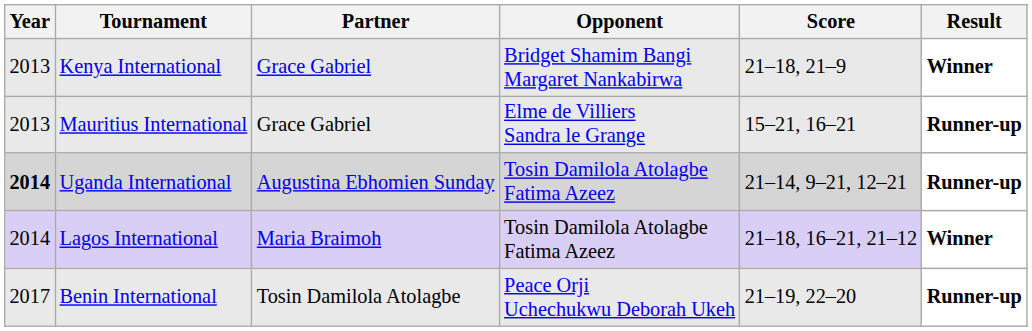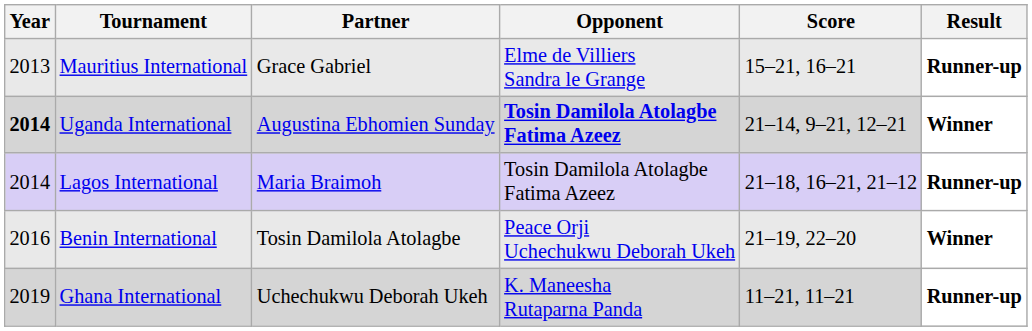- row: (140, 67)
(606, 182) normal -> (610, 124) bold
(974, 182) Runner-up -> (960, 124) Winner
(960, 239) Winner -> (974, 182) Runner-up
(30, 296) 2017 -> (30, 239) 2016
(974, 296) Runner-up -> (960, 239) Winner
+ row: (140, 296)
